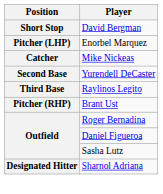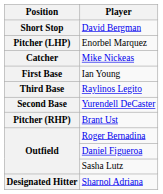+ row: (101, 74)
rows swapped: (119, 74) <-> (112, 89)
